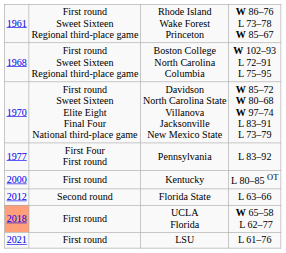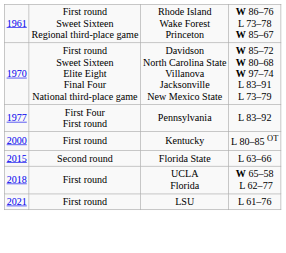- row: (185, 62)
(17, 197) 2012 -> (17, 158) 2015
(17, 218) lightsalmon background -> (17, 180) no background
